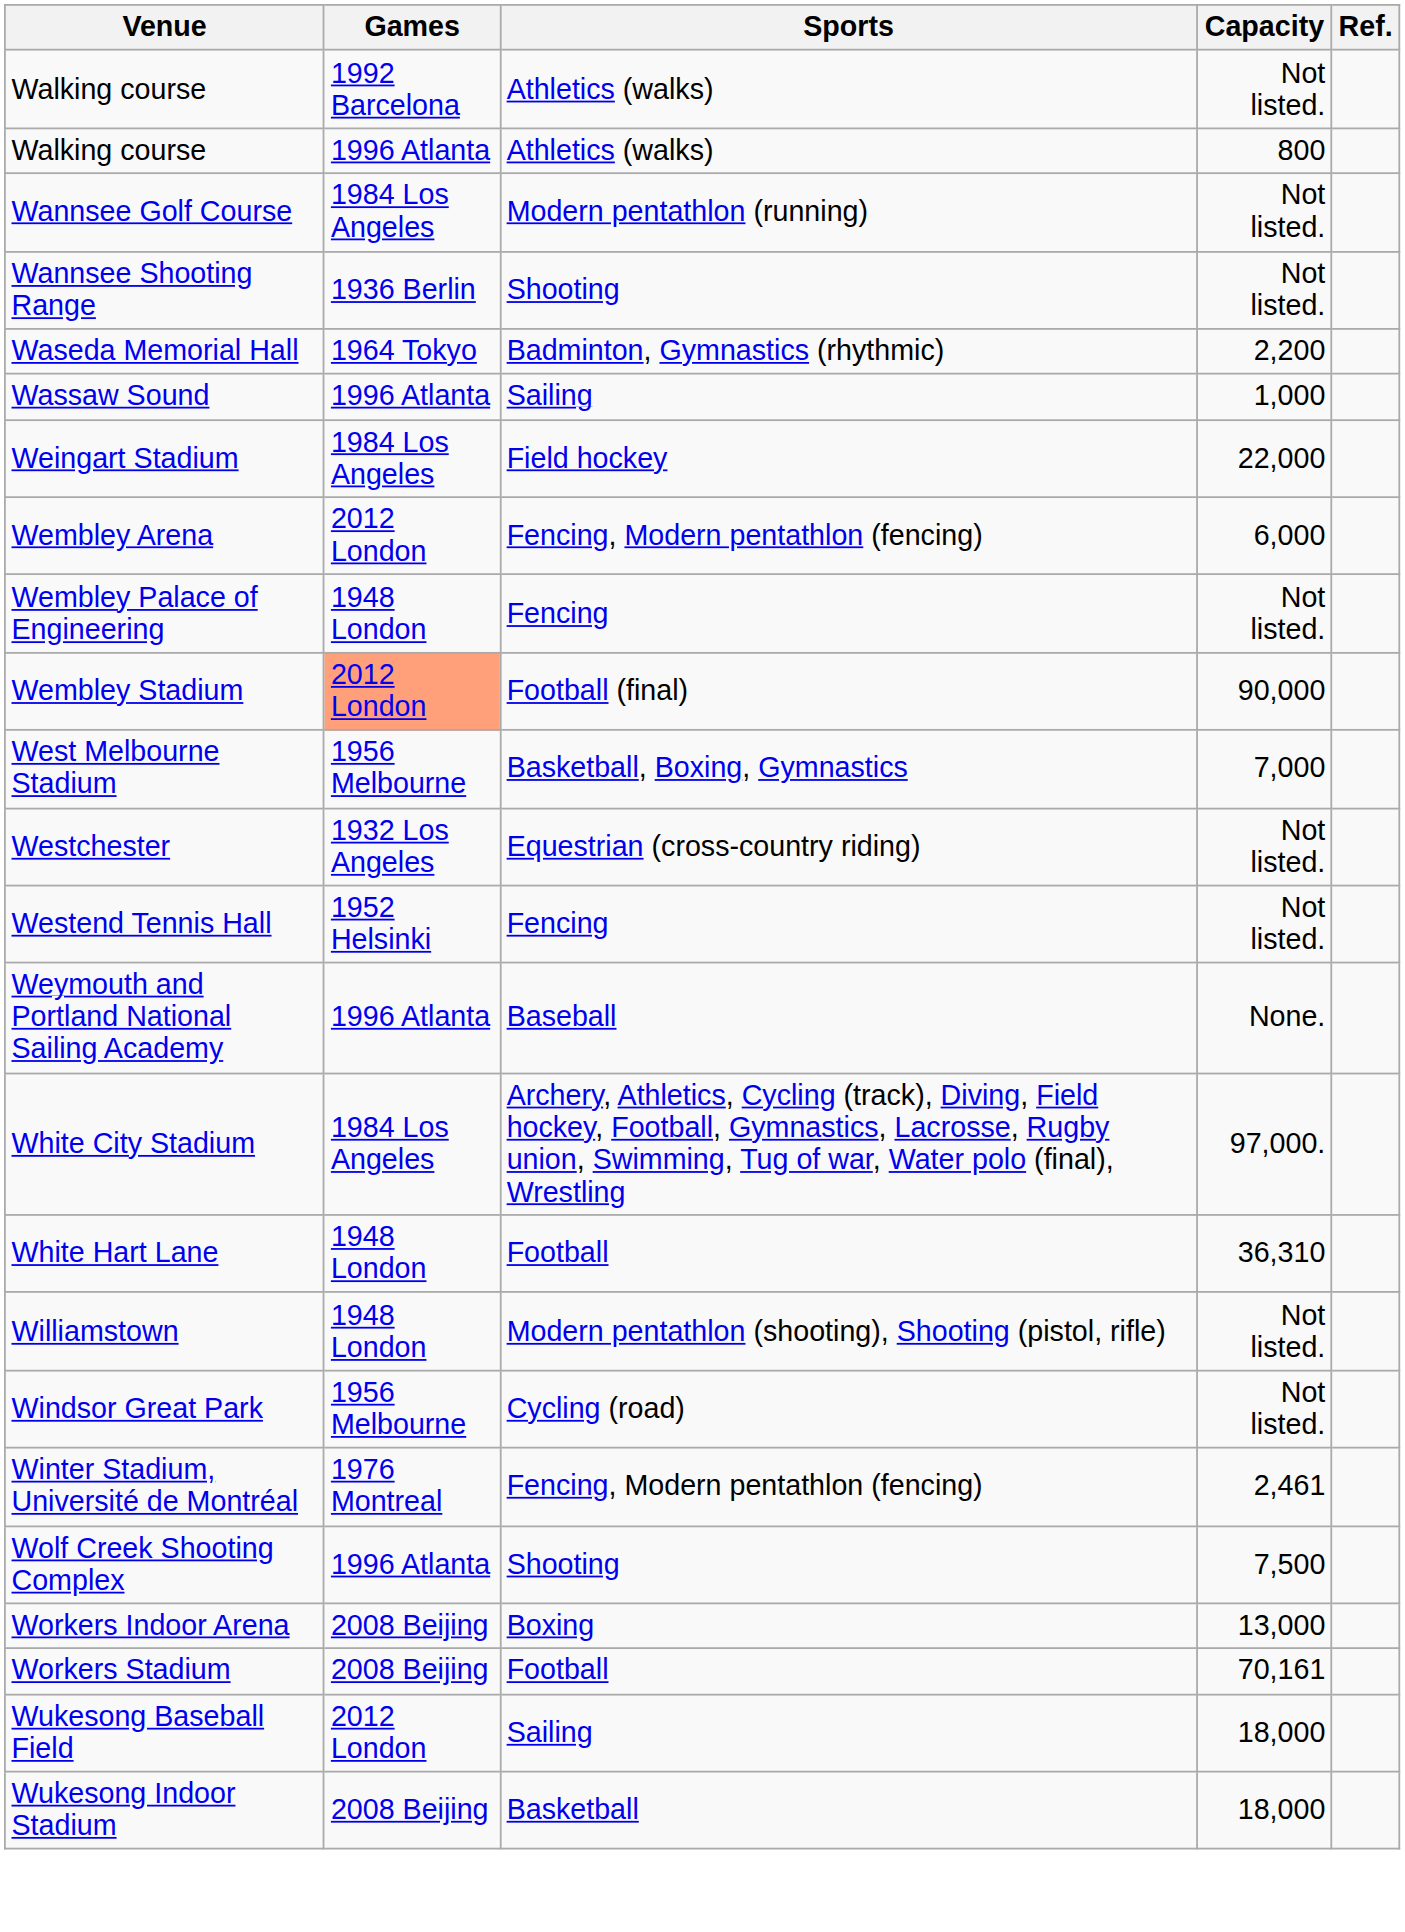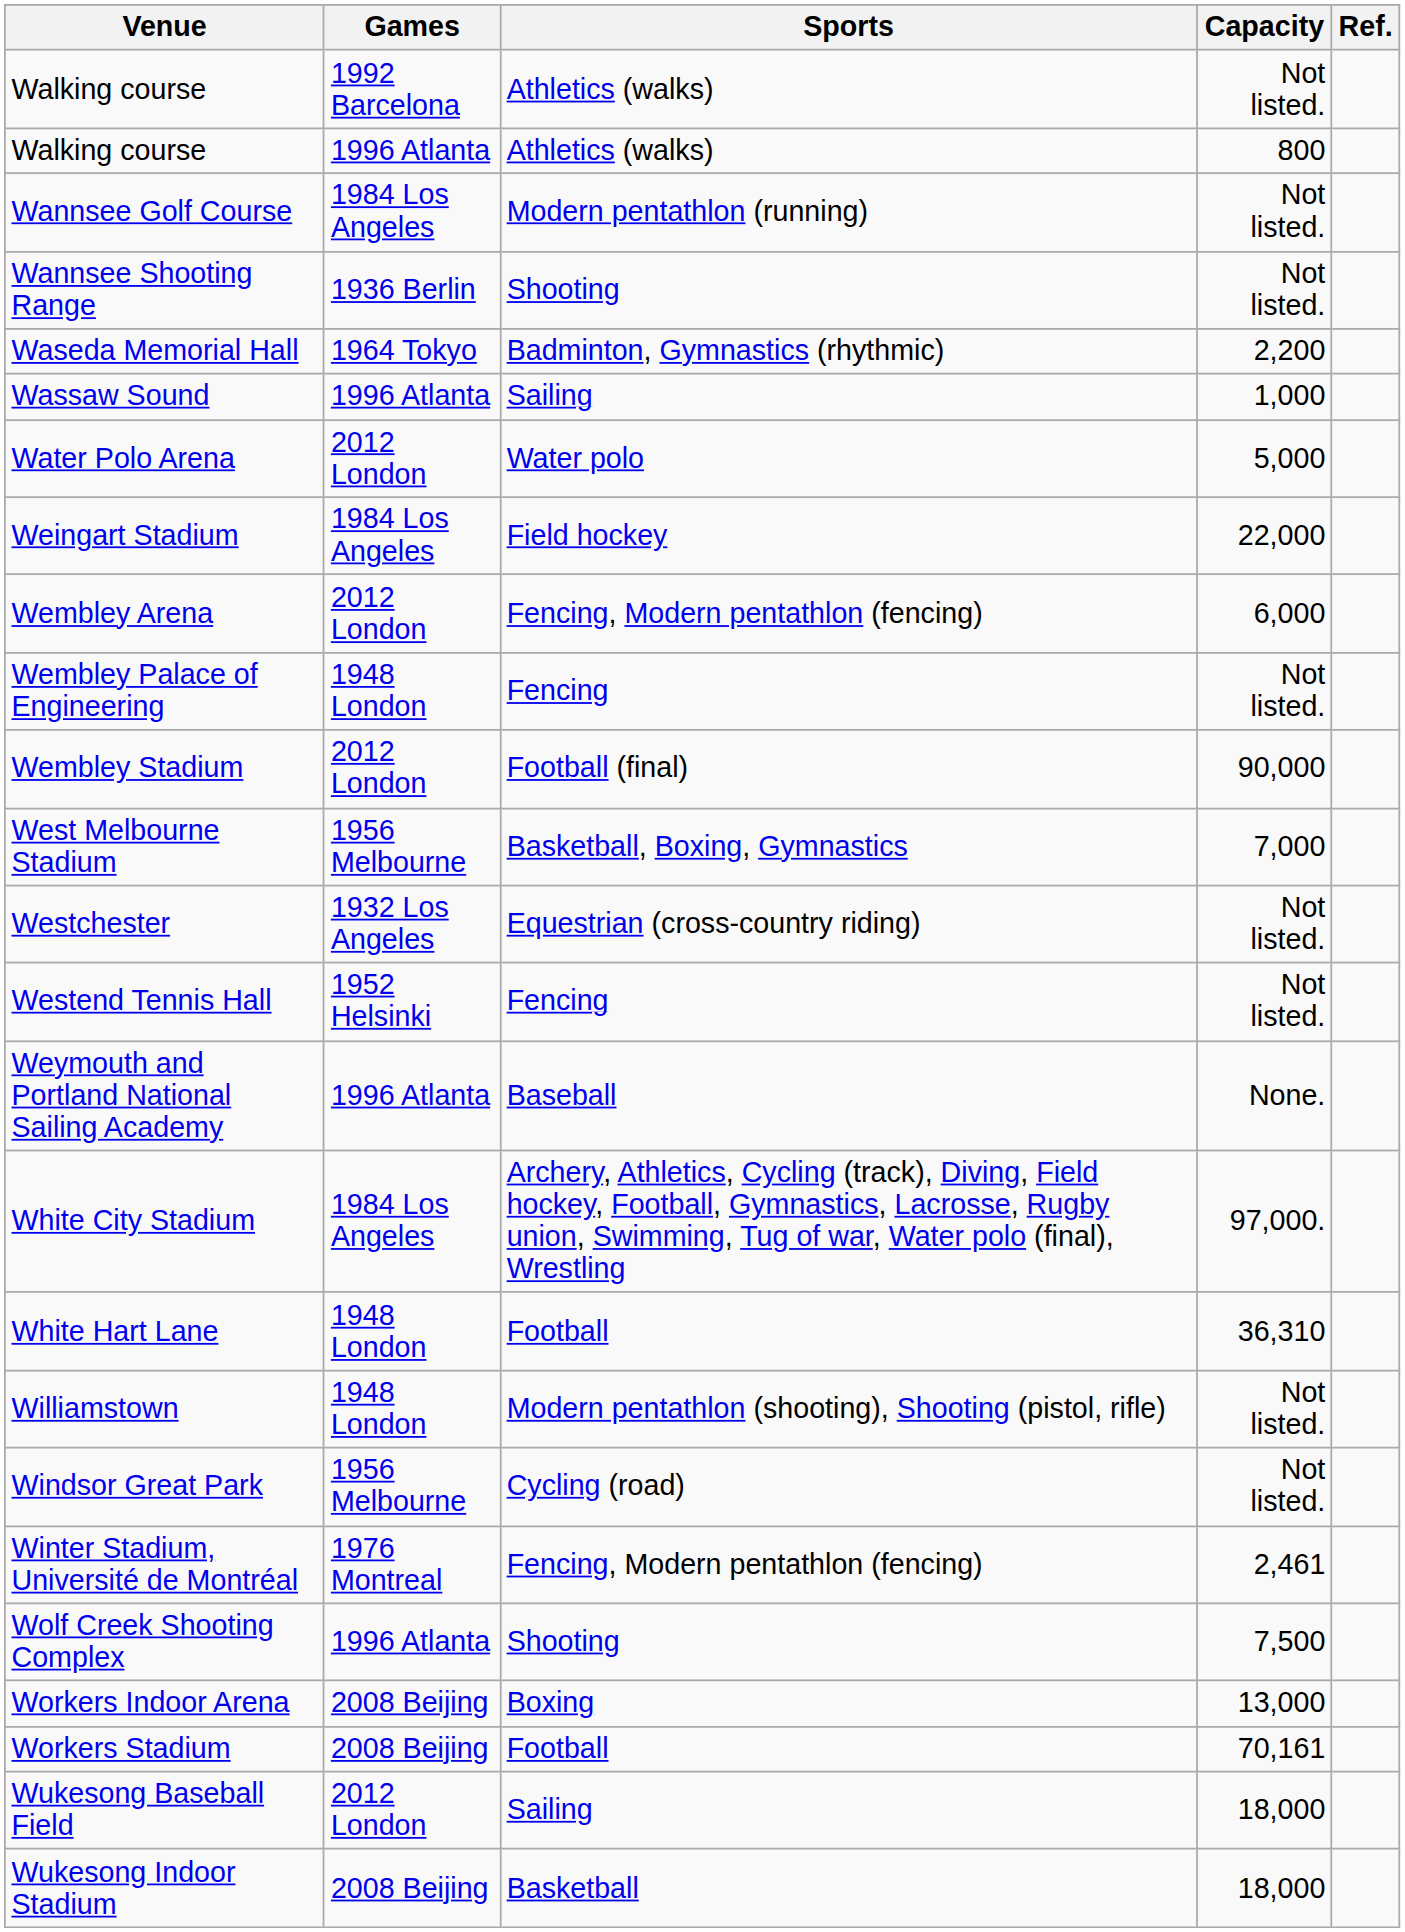+ row: (123, 457)
(379, 690) lightsalmon background -> (379, 768) no background
